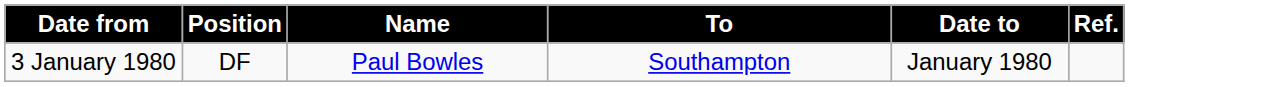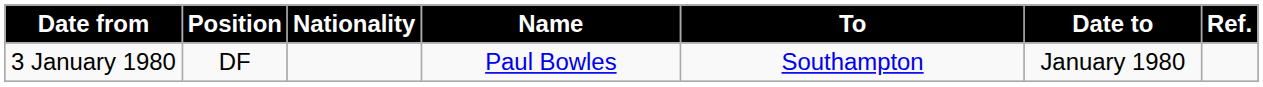+ column: (354, 24)
